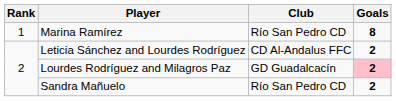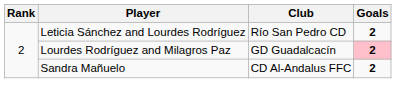- row: (81, 31)
(301, 50) CD Al-Andalus FFC -> (298, 31) Río San Pedro CD
(298, 86) Río San Pedro CD -> (301, 68) CD Al-Andalus FFC
